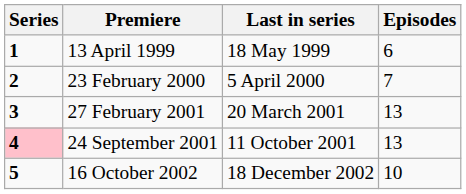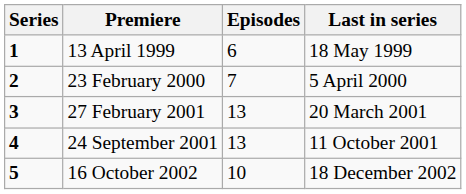columns swapped: (301, 19) <-> (420, 19)
(14, 142) pink background -> (14, 142) no background
